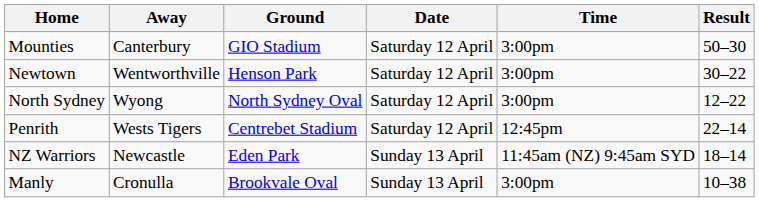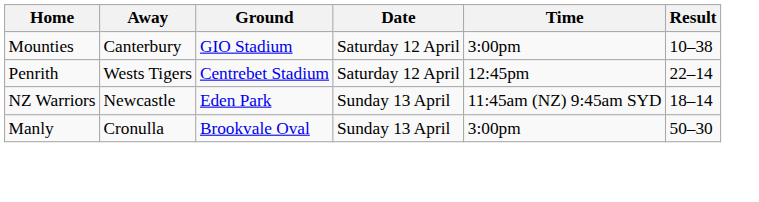(724, 45) 50–30 -> (691, 45) 10–38
- row: (42, 73)
- row: (57, 100)
(724, 182) 10–38 -> (691, 127) 50–30
